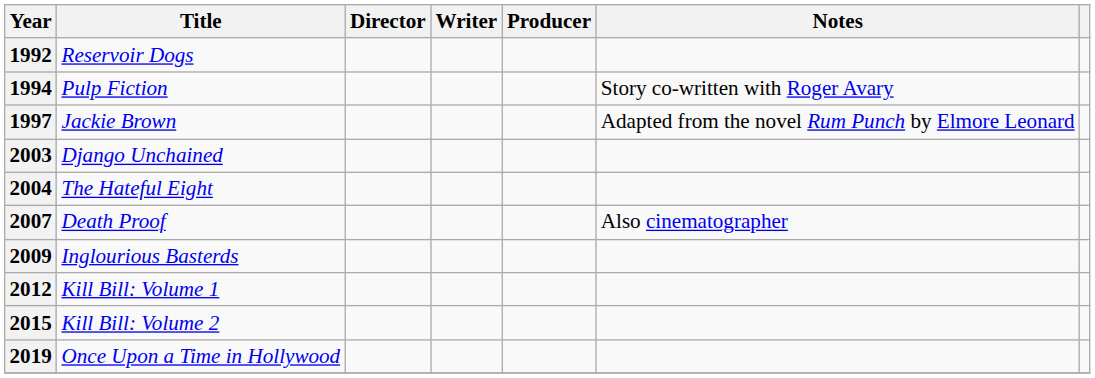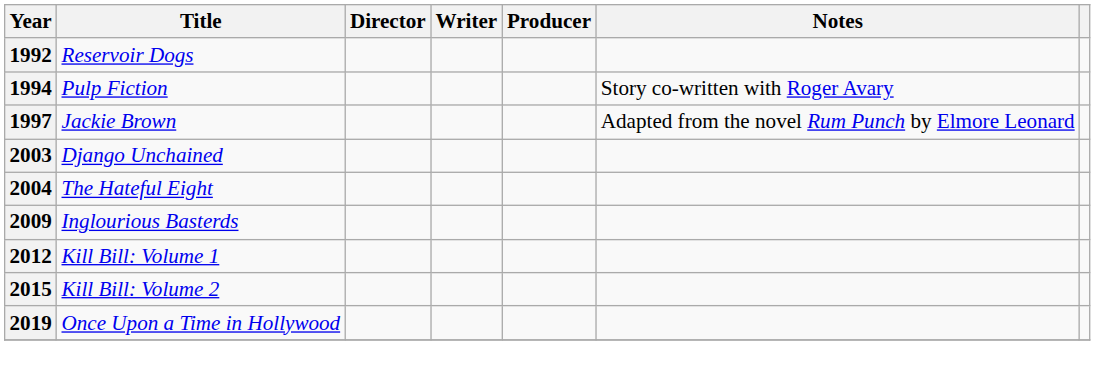- row: (31, 222)
